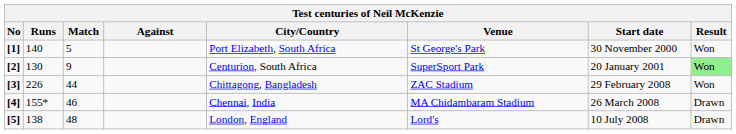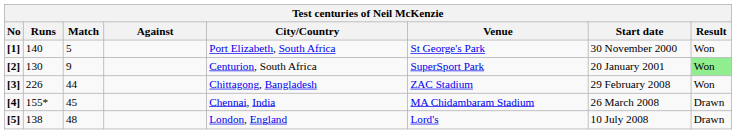(72, 102) 46 -> (72, 102) 45
